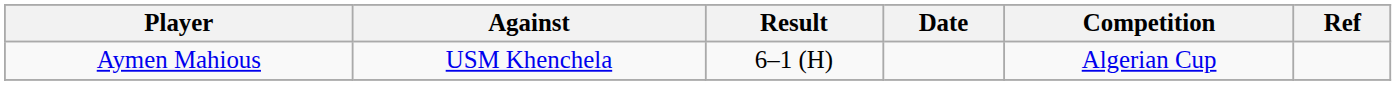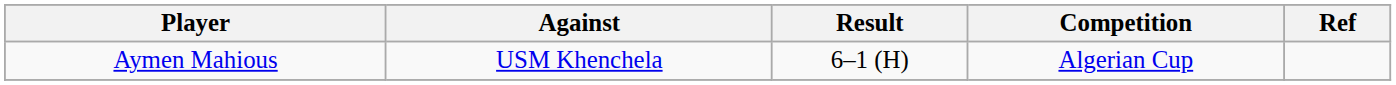- column: (944, 22)
